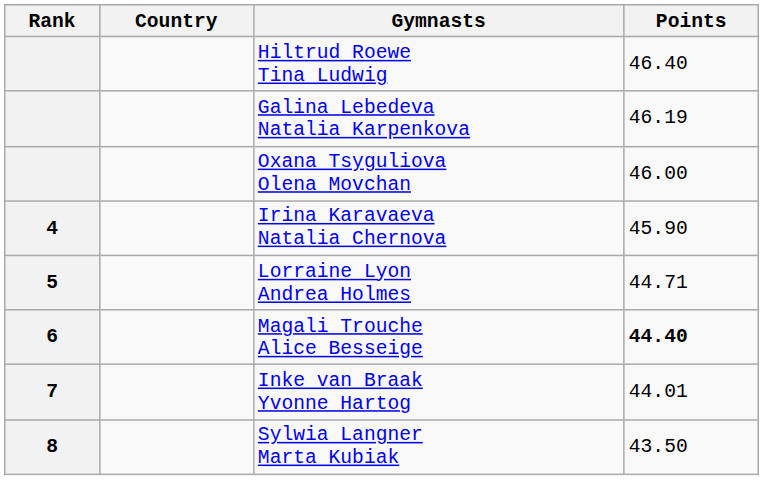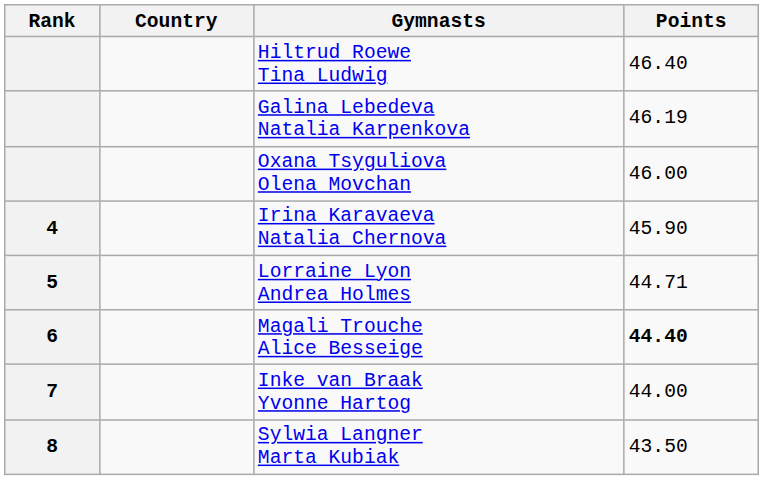(658, 392) 44.01 -> (658, 392) 44.00
